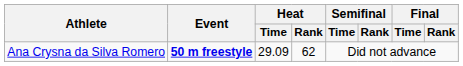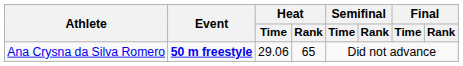(273, 52) 29.09 -> (273, 52) 29.06
(309, 52) 62 -> (309, 52) 65
